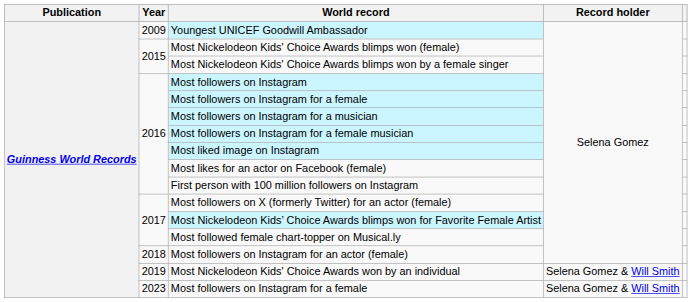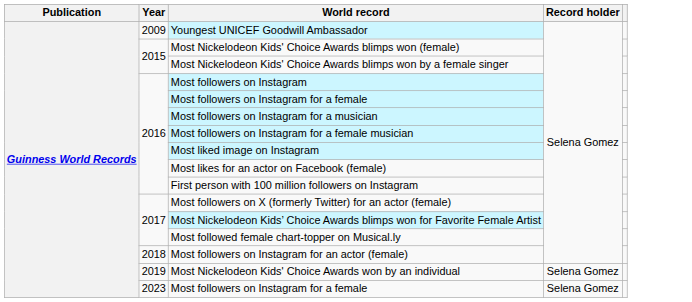(613, 271) Selena Gomez & Will Smith -> (583, 271) Selena Gomez
(613, 289) Selena Gomez & Will Smith -> (583, 289) Selena Gomez
